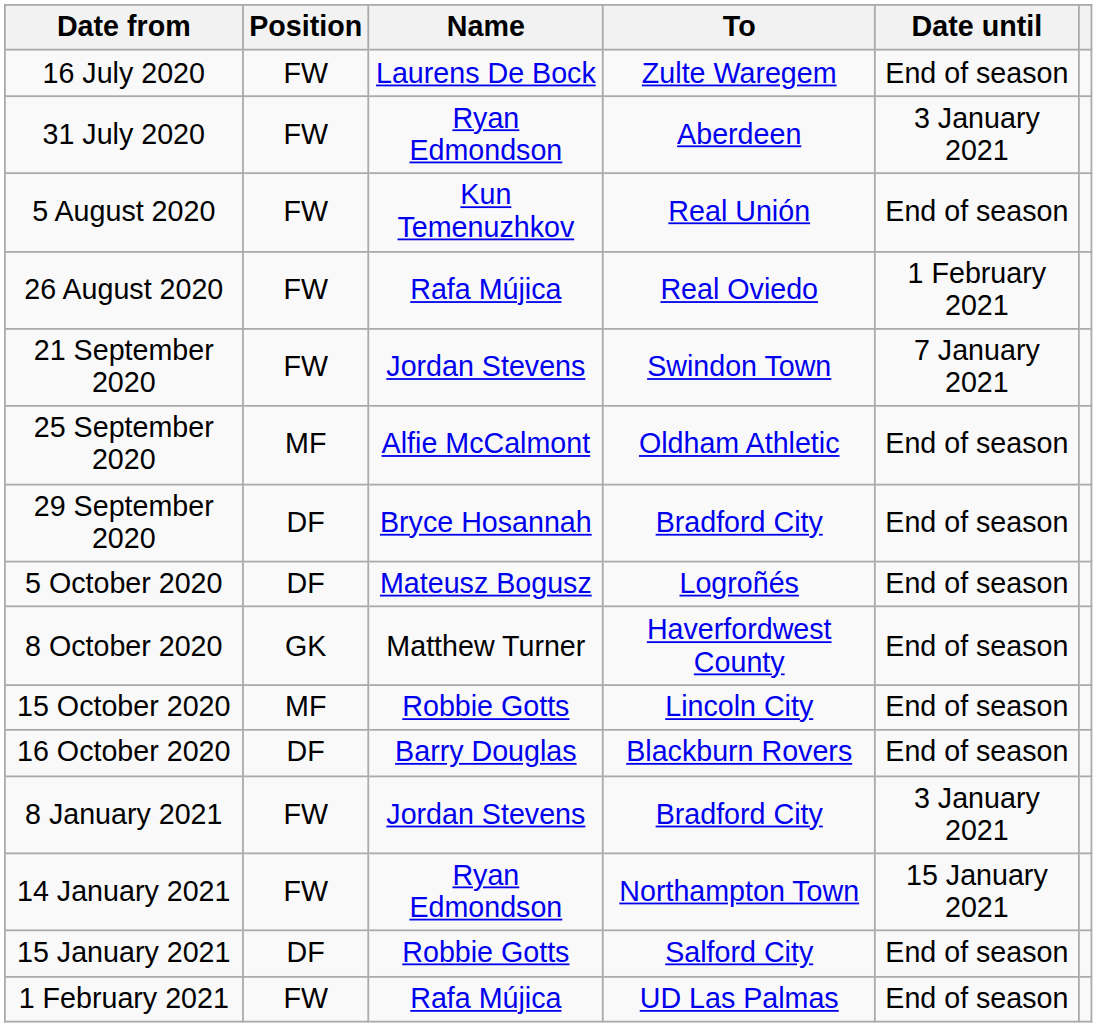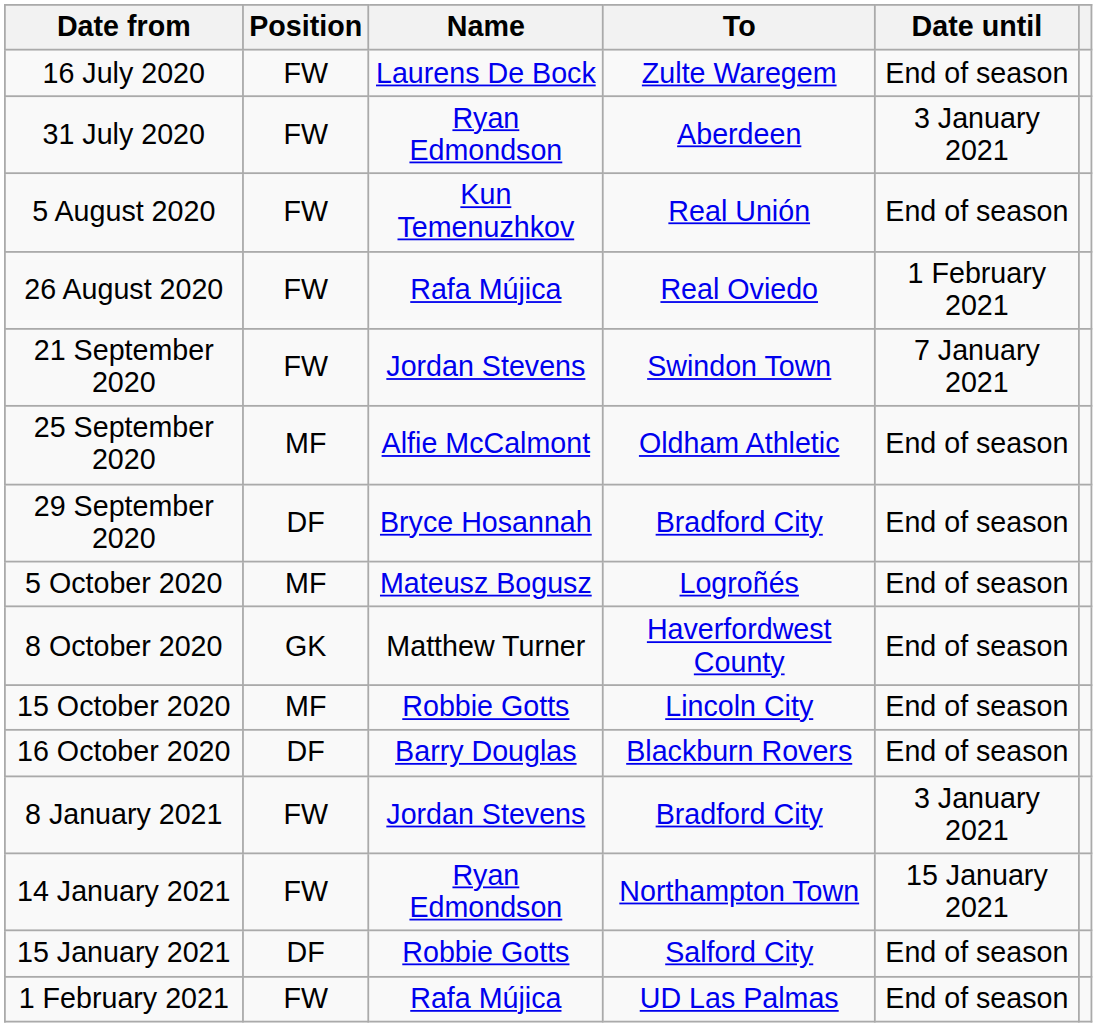(306, 583) DF -> (306, 583) MF
